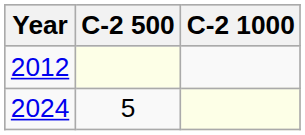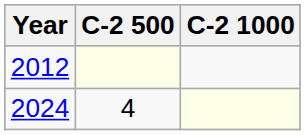(128, 108) 5 -> (128, 108) 4
